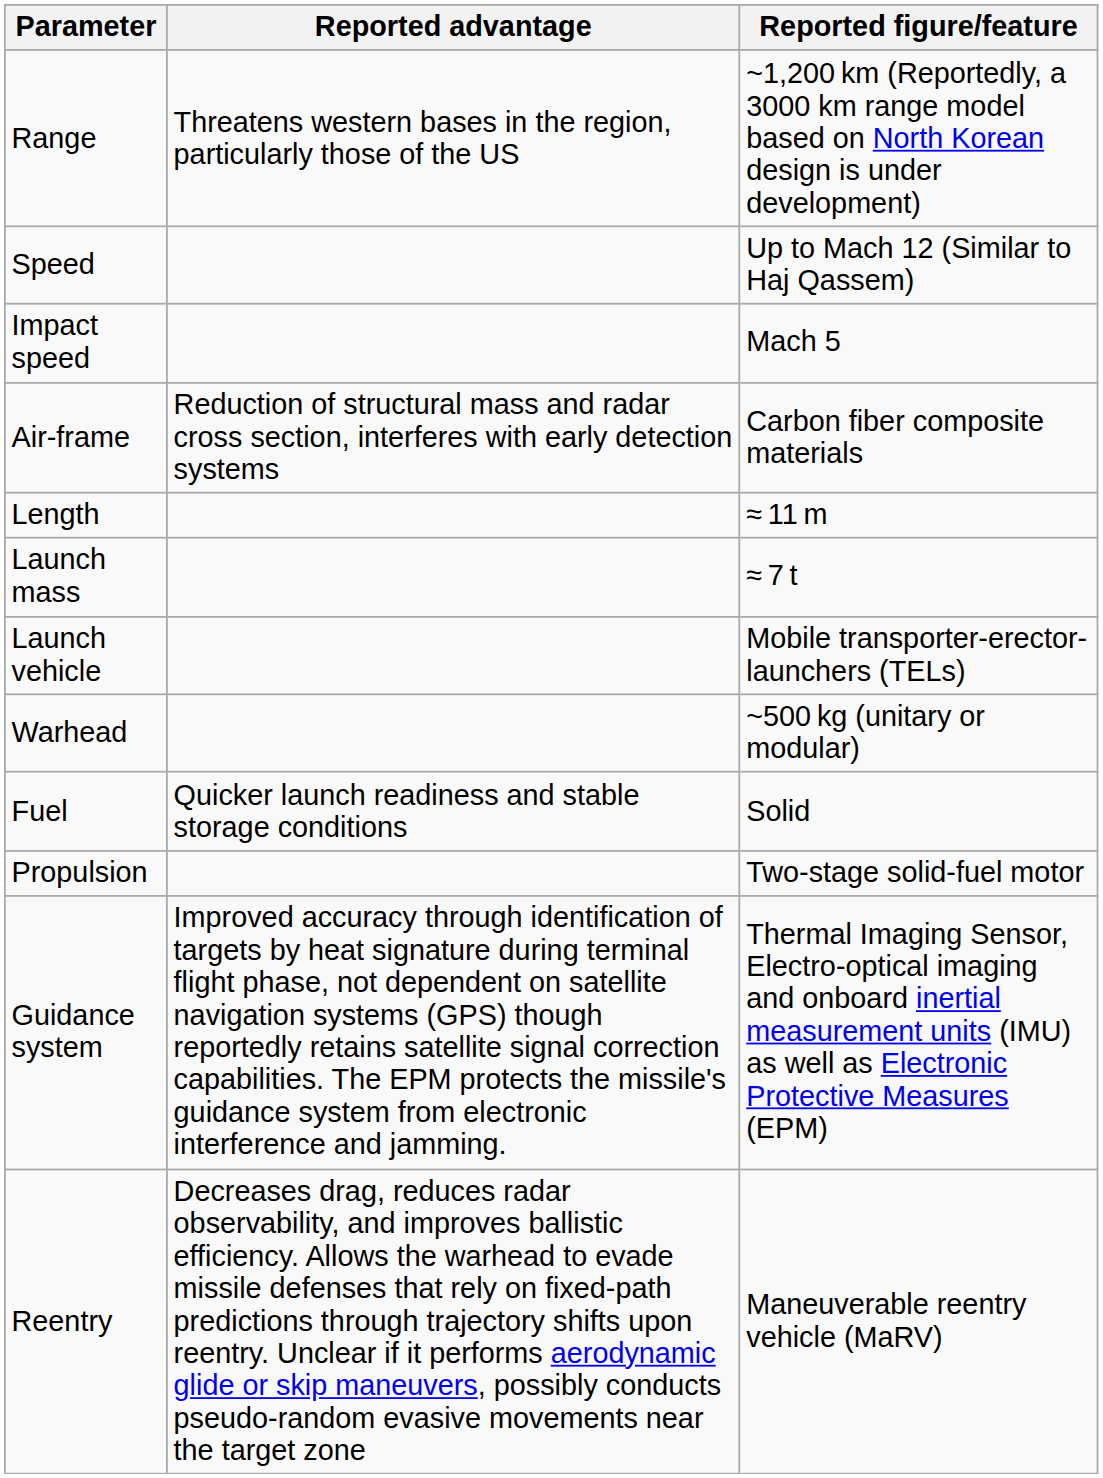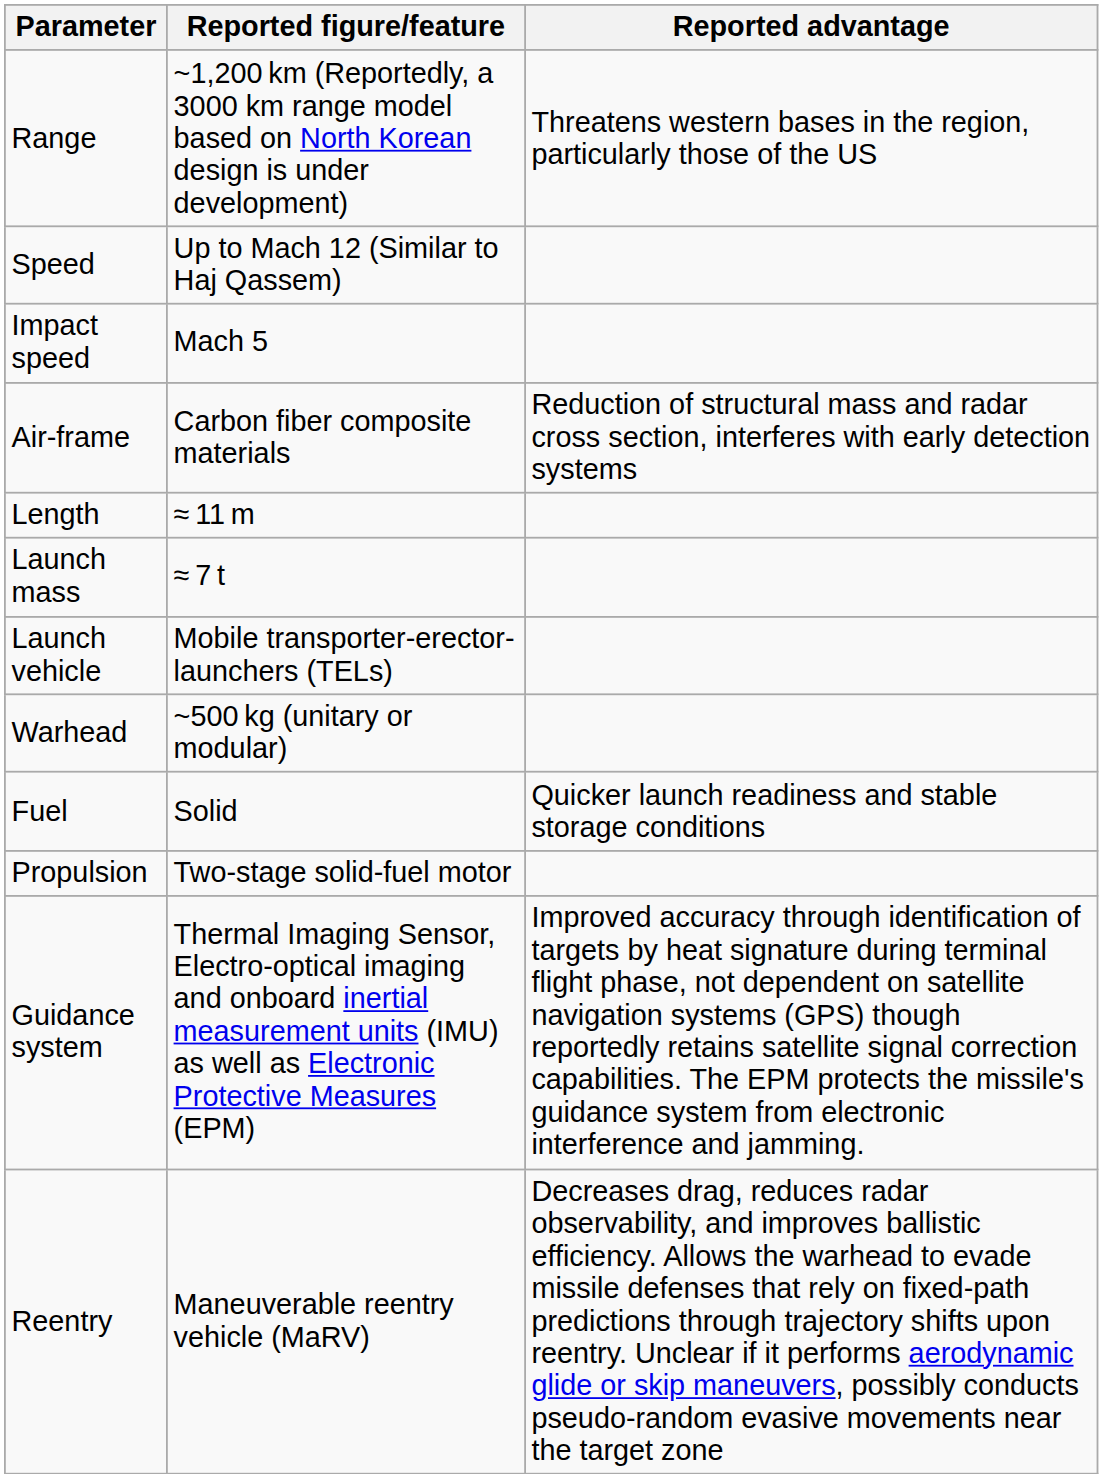columns swapped: (919, 27) <-> (453, 27)
